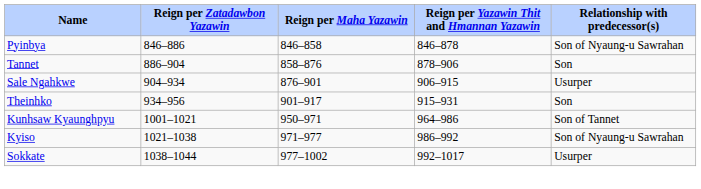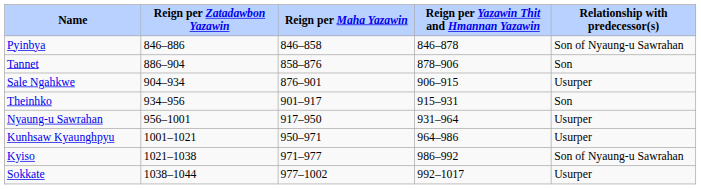+ row: (55, 119)
(587, 119) Son of Tannet -> (573, 138) Usurper
